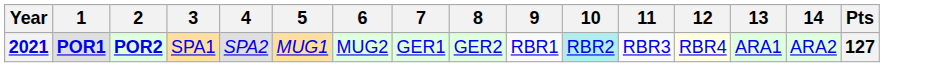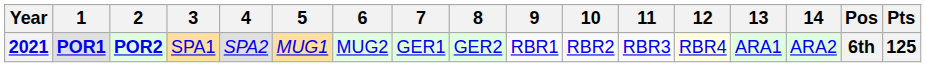+ column: (862, 18)
(591, 47) paleturquoise background -> (591, 47) no background
(860, 47) 127 -> (901, 47) 125
